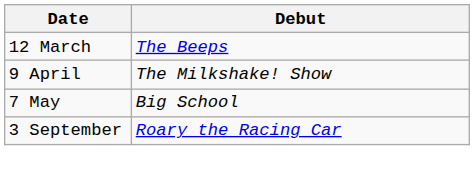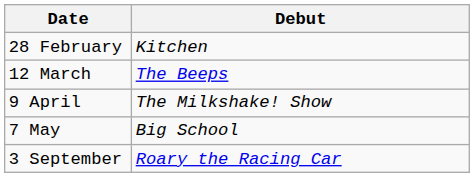+ row: (65, 47)
